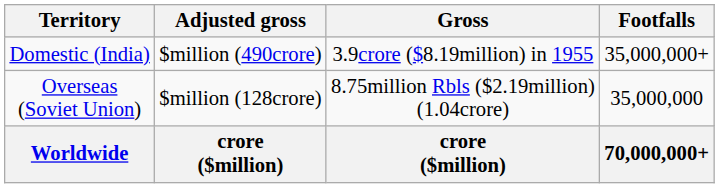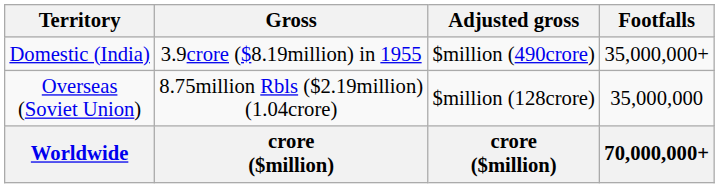columns swapped: (463, 20) <-> (240, 20)
